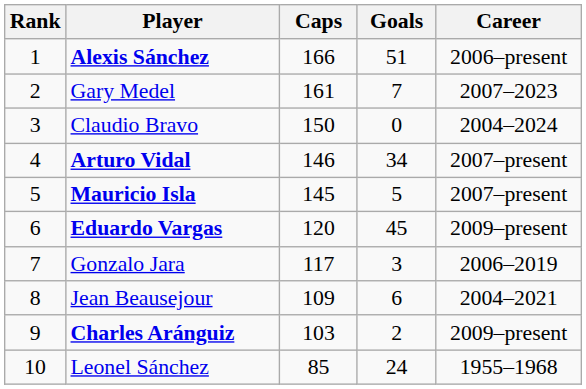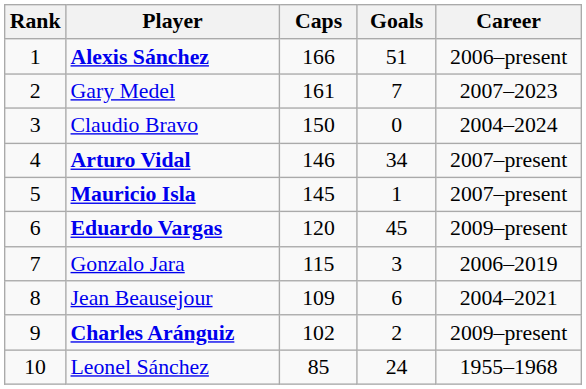(397, 194) 5 -> (397, 194) 1
(319, 263) 117 -> (319, 263) 115
(319, 332) 103 -> (319, 332) 102
